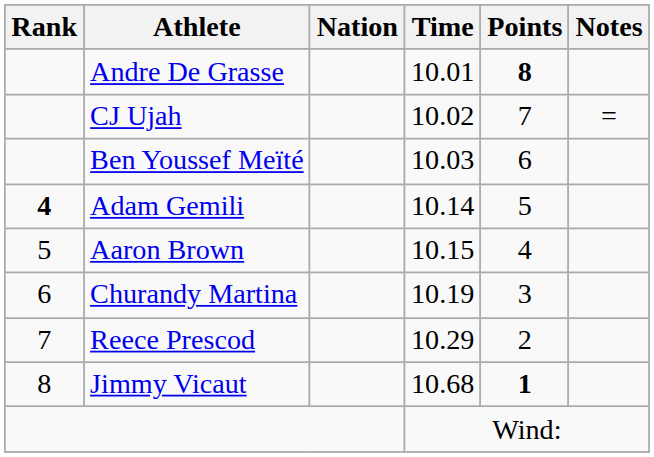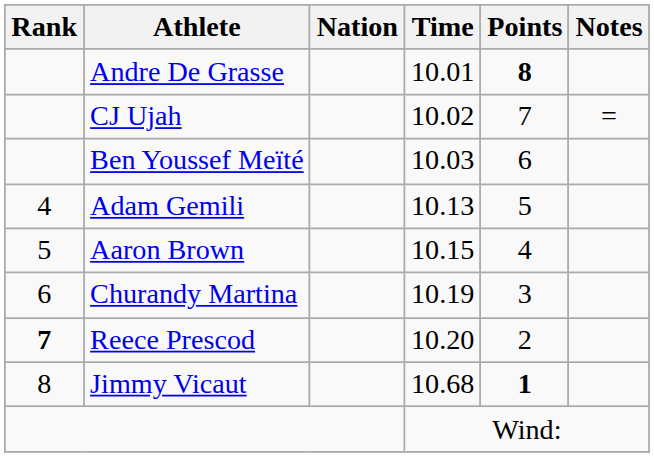(44, 205) bold -> (44, 205) normal
(443, 205) 10.14 -> (443, 205) 10.13
(44, 339) normal -> (44, 339) bold
(443, 339) 10.29 -> (443, 339) 10.20
